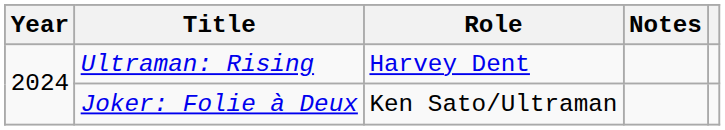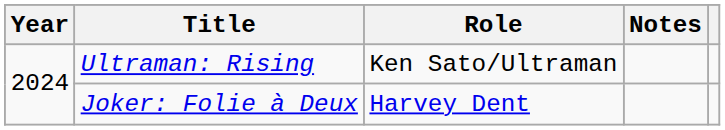(450, 64) Harvey Dent -> (493, 64) Ken Sato/Ultraman
(493, 104) Ken Sato/Ultraman -> (450, 104) Harvey Dent
